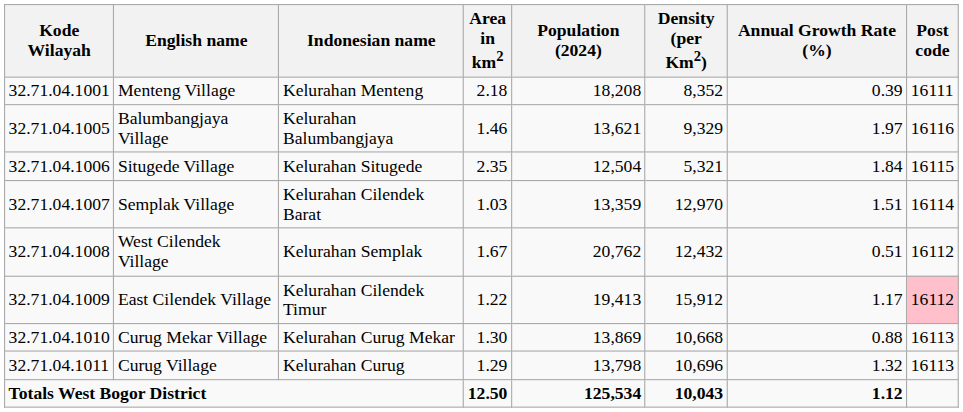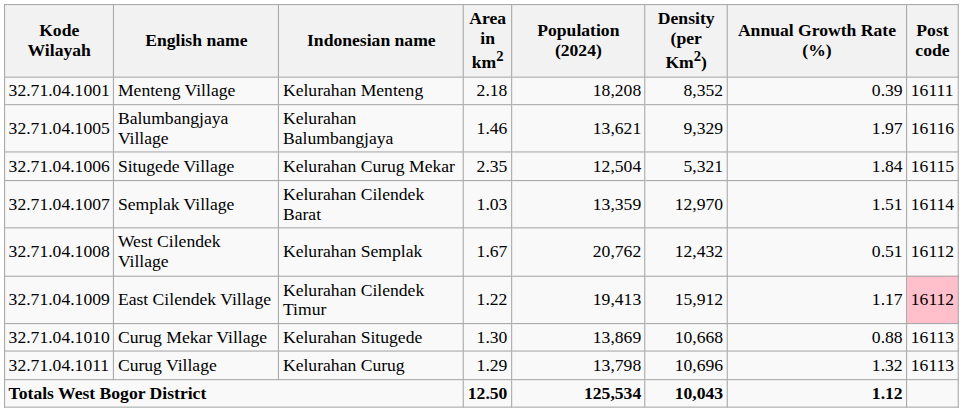(353, 166) Kelurahan Situgede -> (369, 166) Kelurahan Curug Mekar
(369, 337) Kelurahan Curug Mekar -> (353, 337) Kelurahan Situgede
